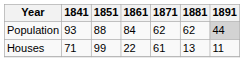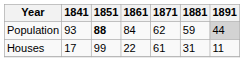(100, 30) normal -> (100, 30) bold
(189, 30) 62 -> (189, 30) 59
(70, 48) 71 -> (70, 48) 17
(189, 48) 13 -> (189, 48) 31
